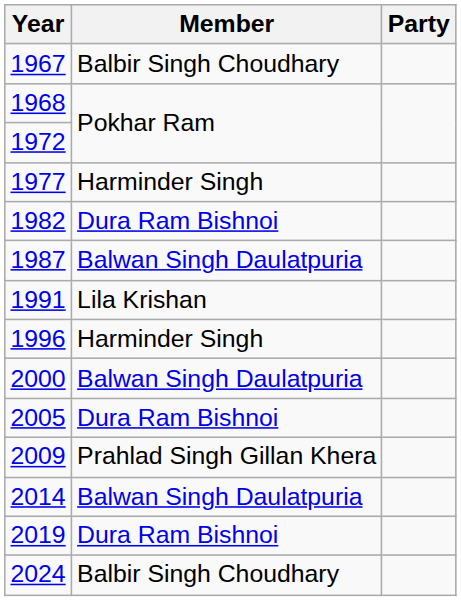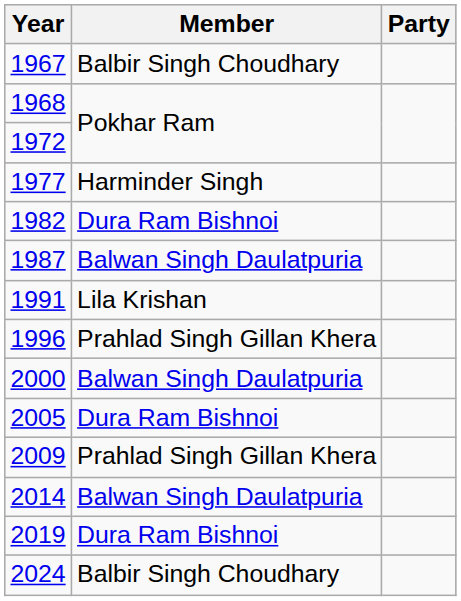(170, 338) Harminder Singh -> (227, 338) Prahlad Singh Gillan Khera
